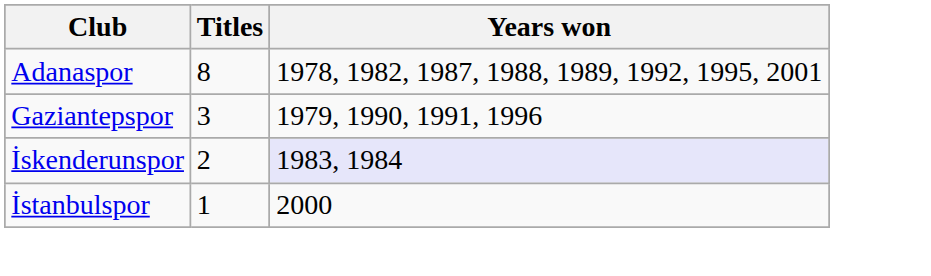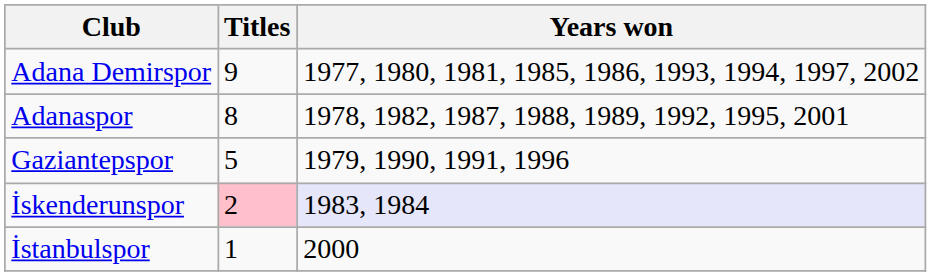+ row: (111, 71)
(204, 115) 3 -> (231, 159) 5
(204, 159) no background -> (231, 204) pink background
